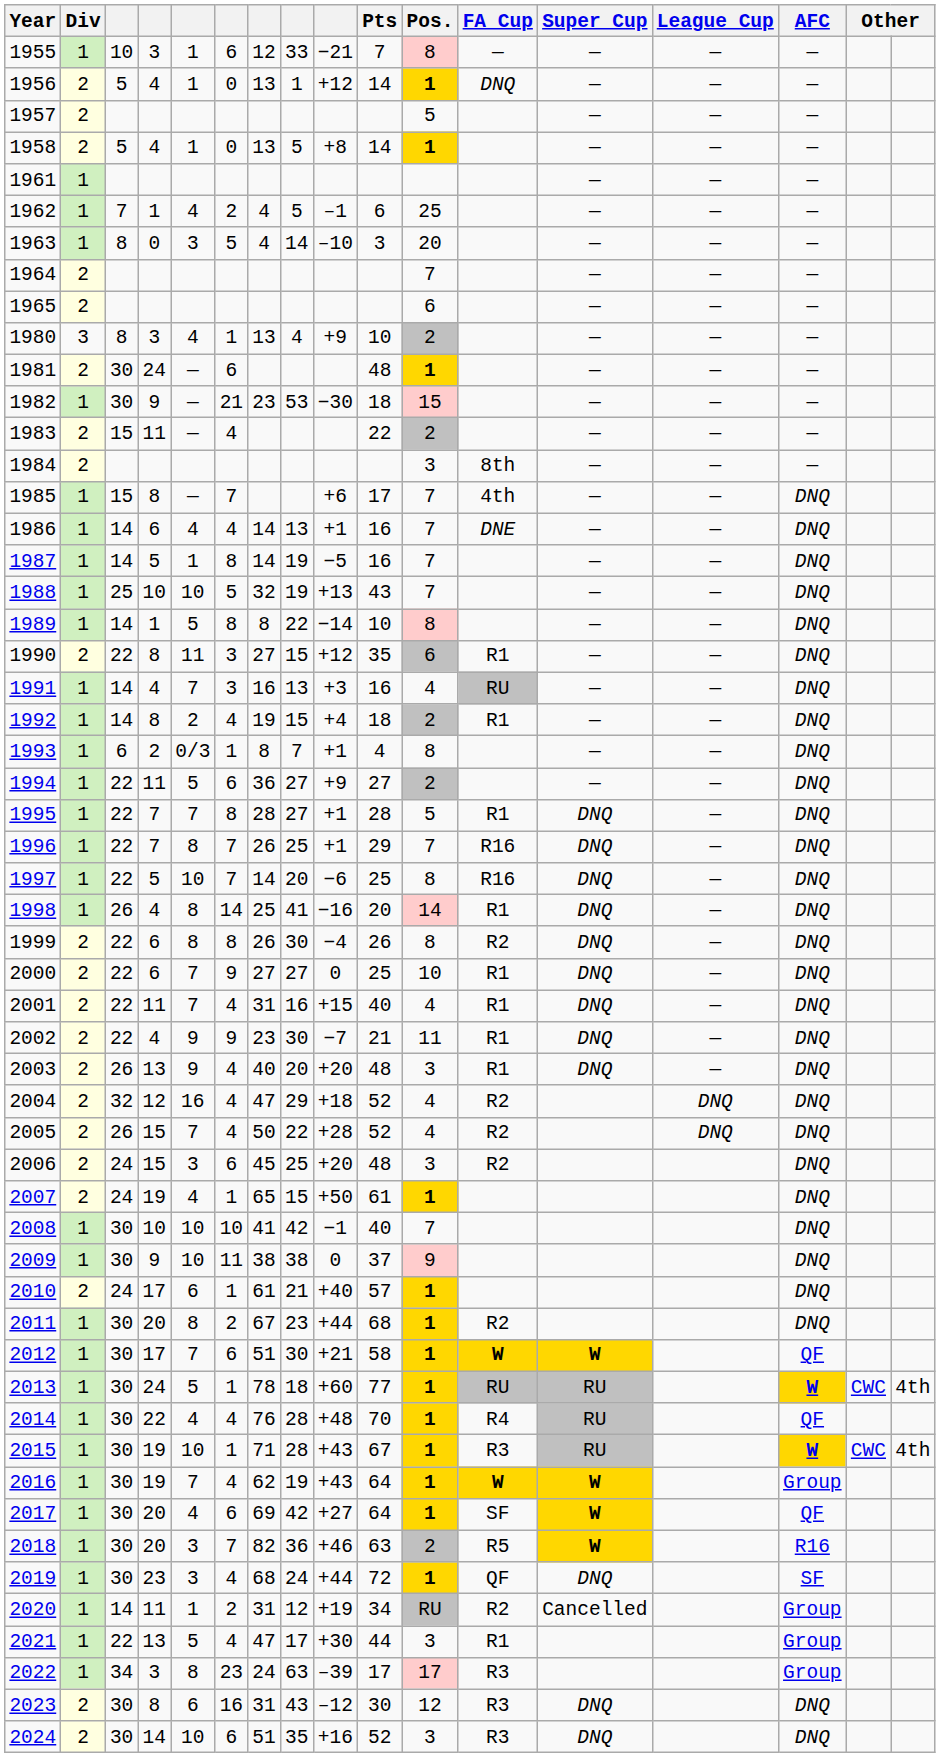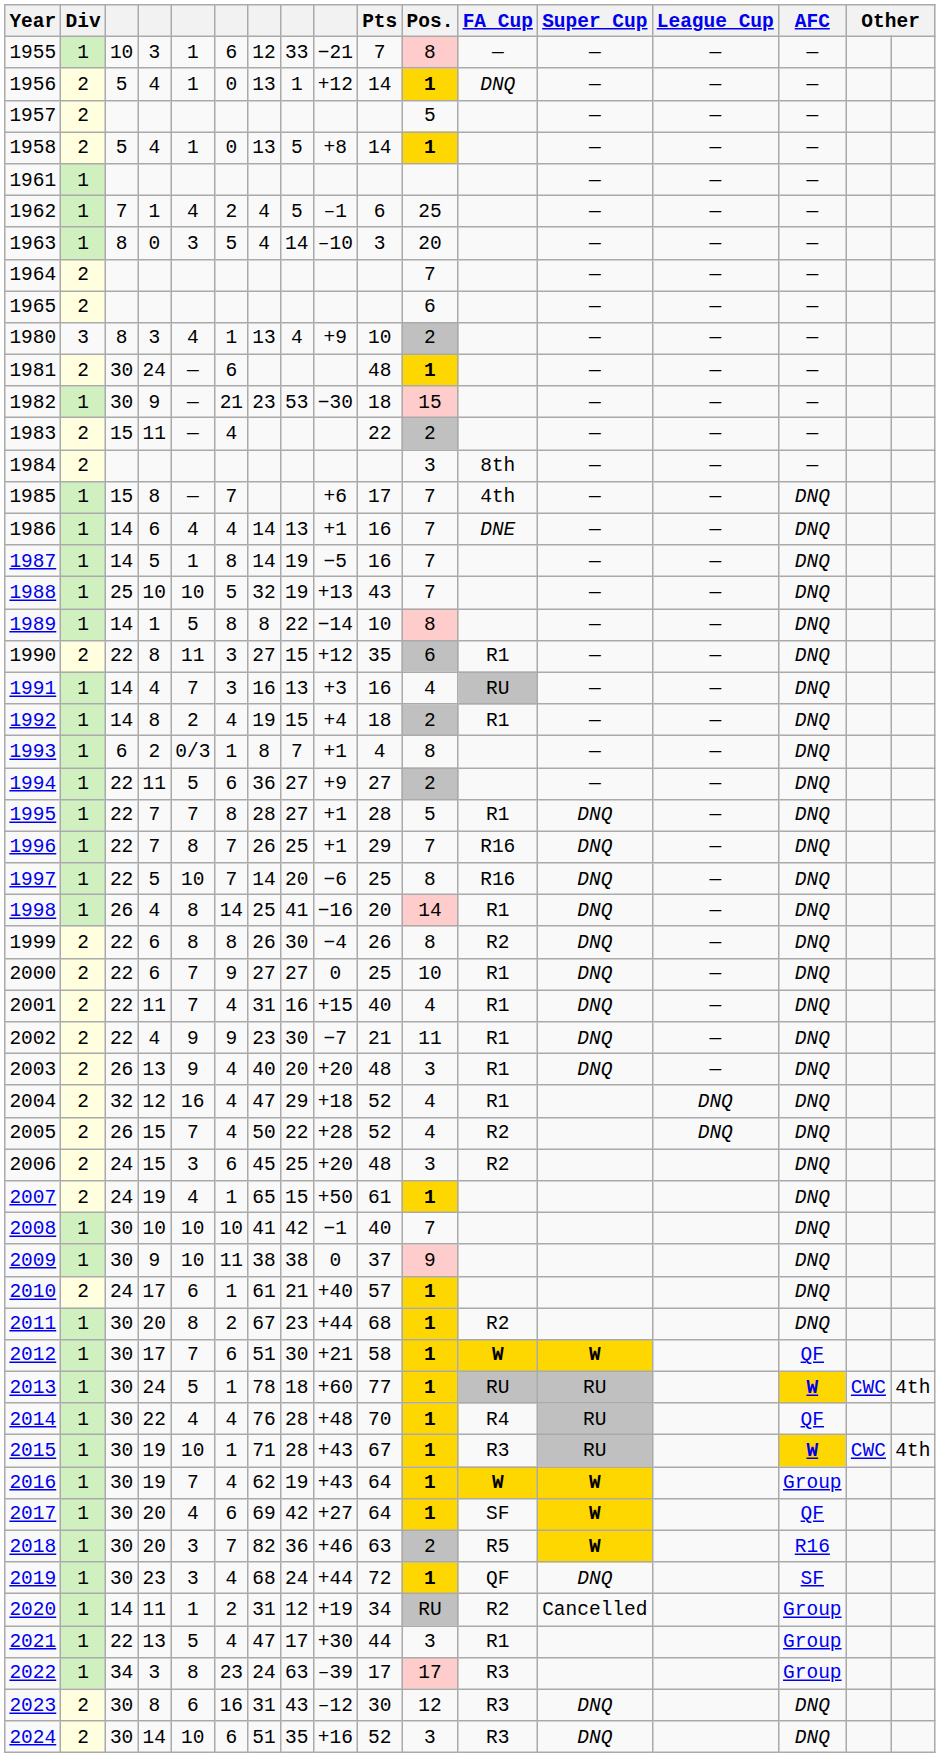(498, 1101) R2 -> (498, 1101) R1
